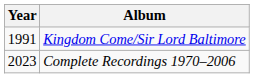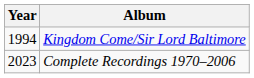(22, 38) 1991 -> (22, 38) 1994
